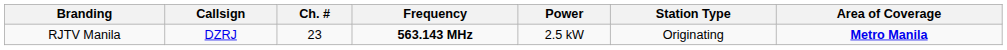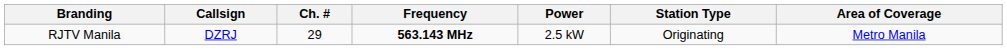(315, 34) 23 -> (315, 34) 29
(889, 34) bold -> (889, 34) normal
